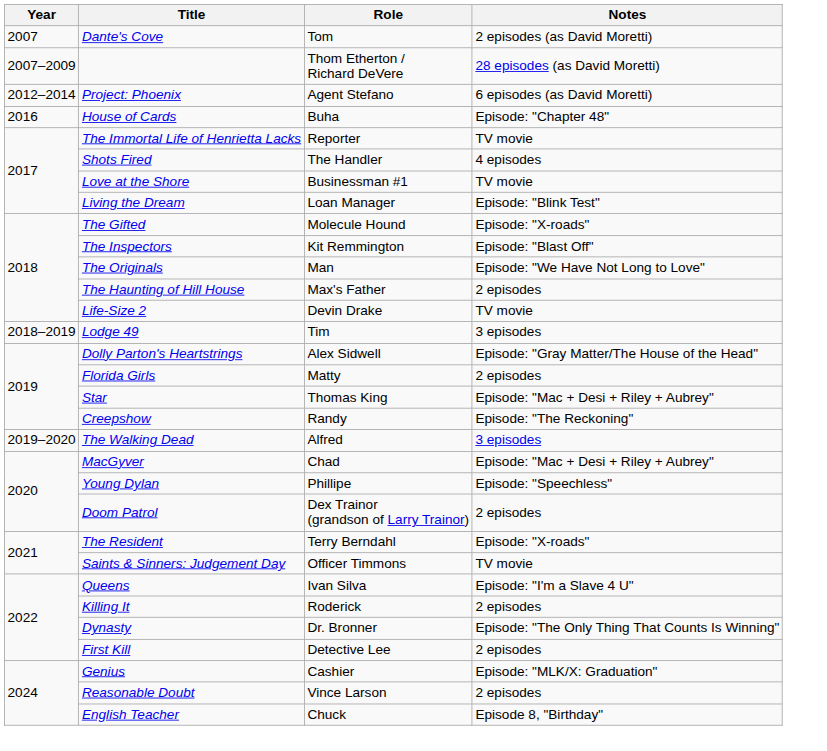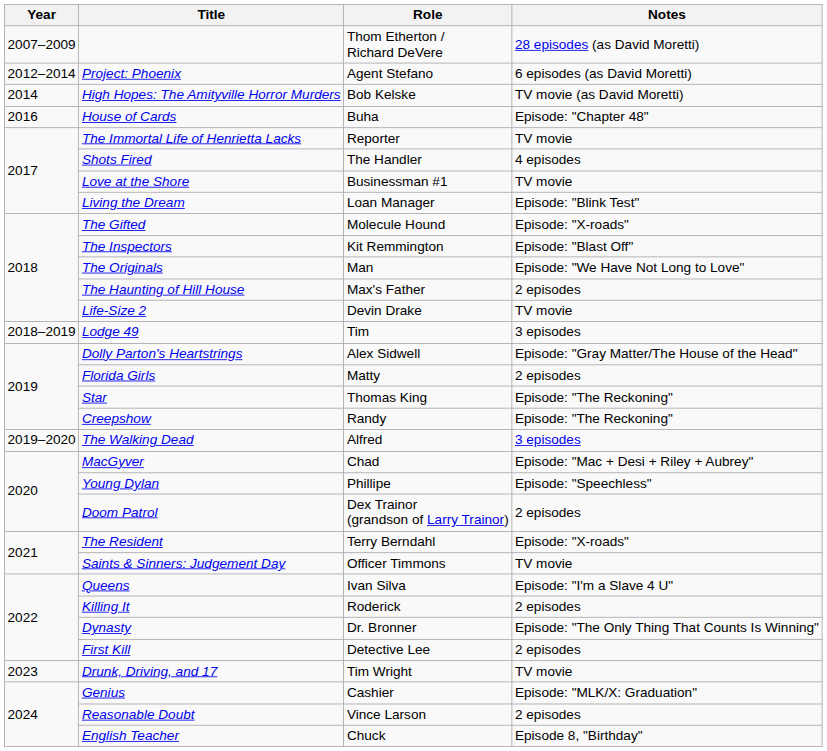- row: (123, 36)
+ row: (211, 95)
(595, 397) Episode: "Mac + Desi + Riley + Aubrey" -> (594, 397) Episode: "The Reckoning"
+ row: (150, 671)
